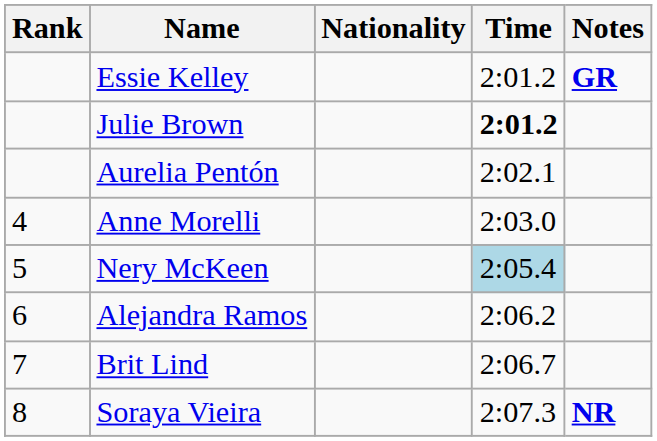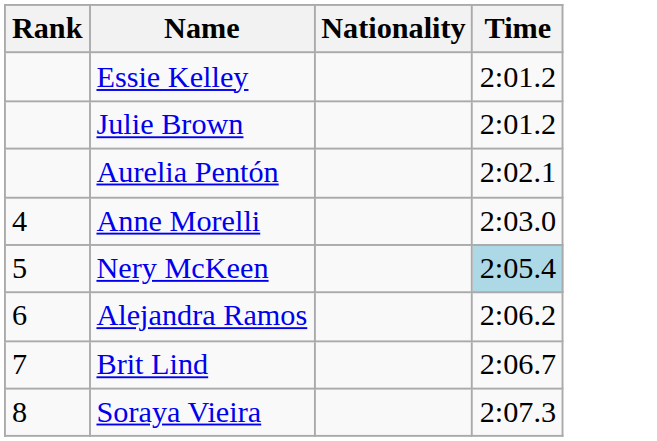- column: (608, 28)
(519, 124) bold -> (518, 124) normal
